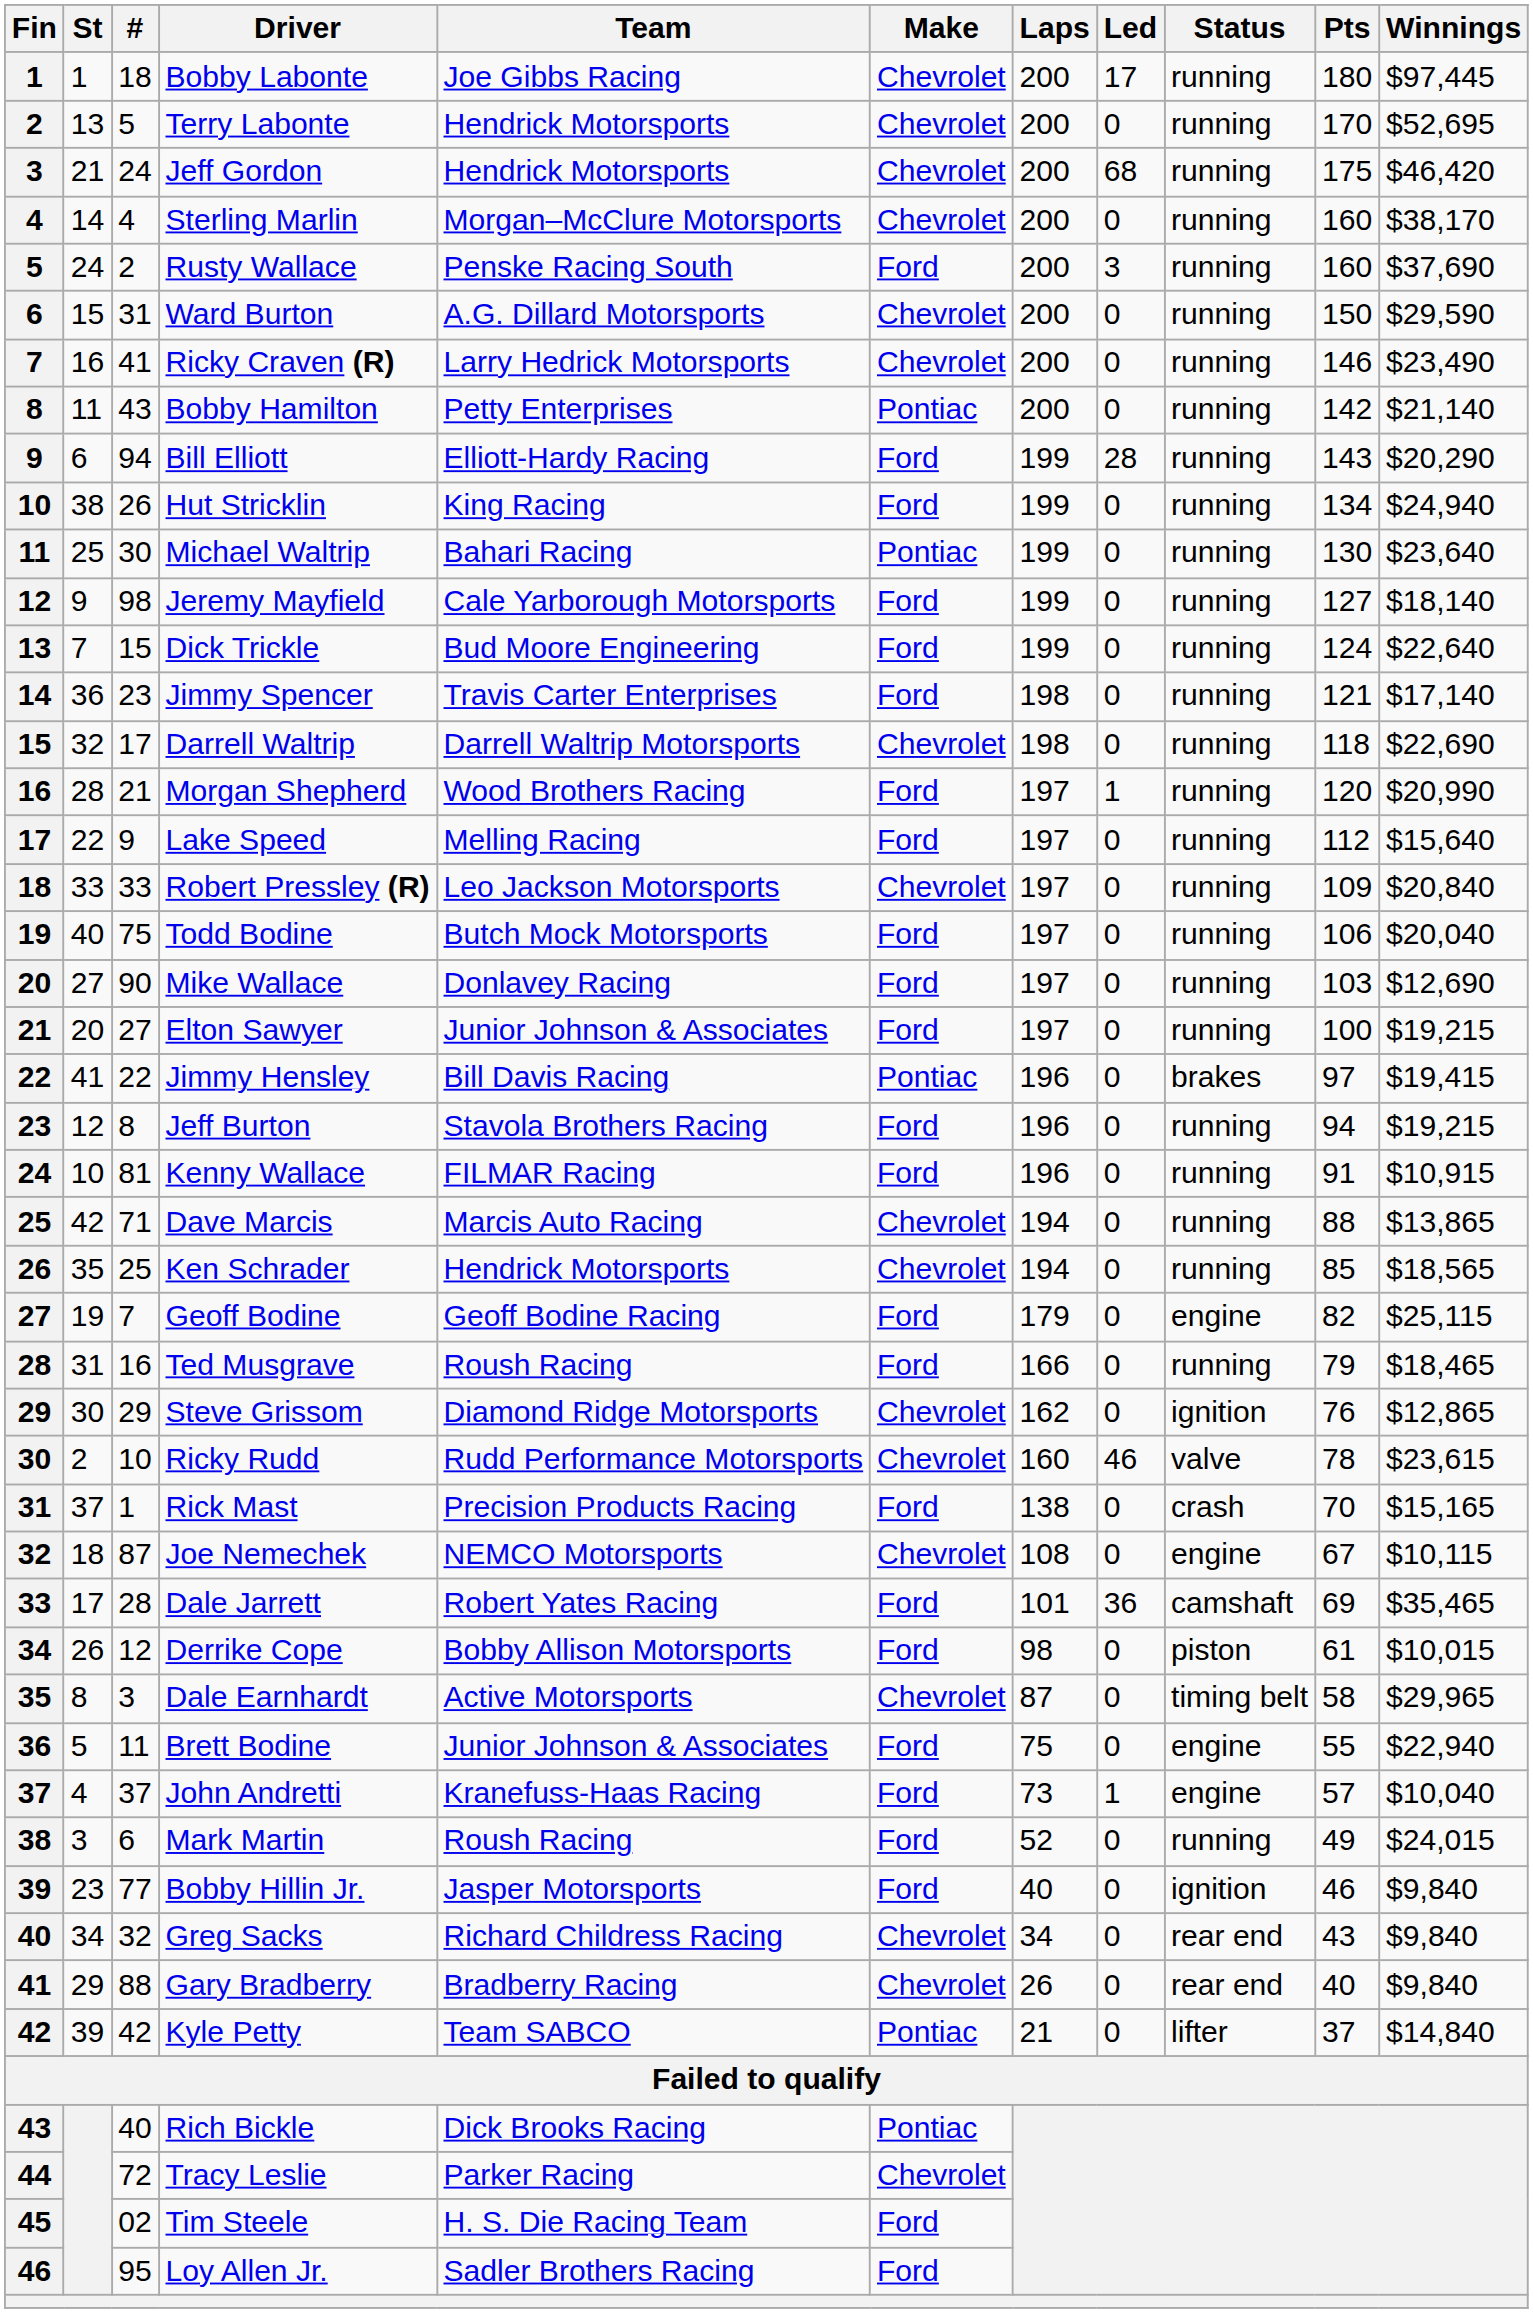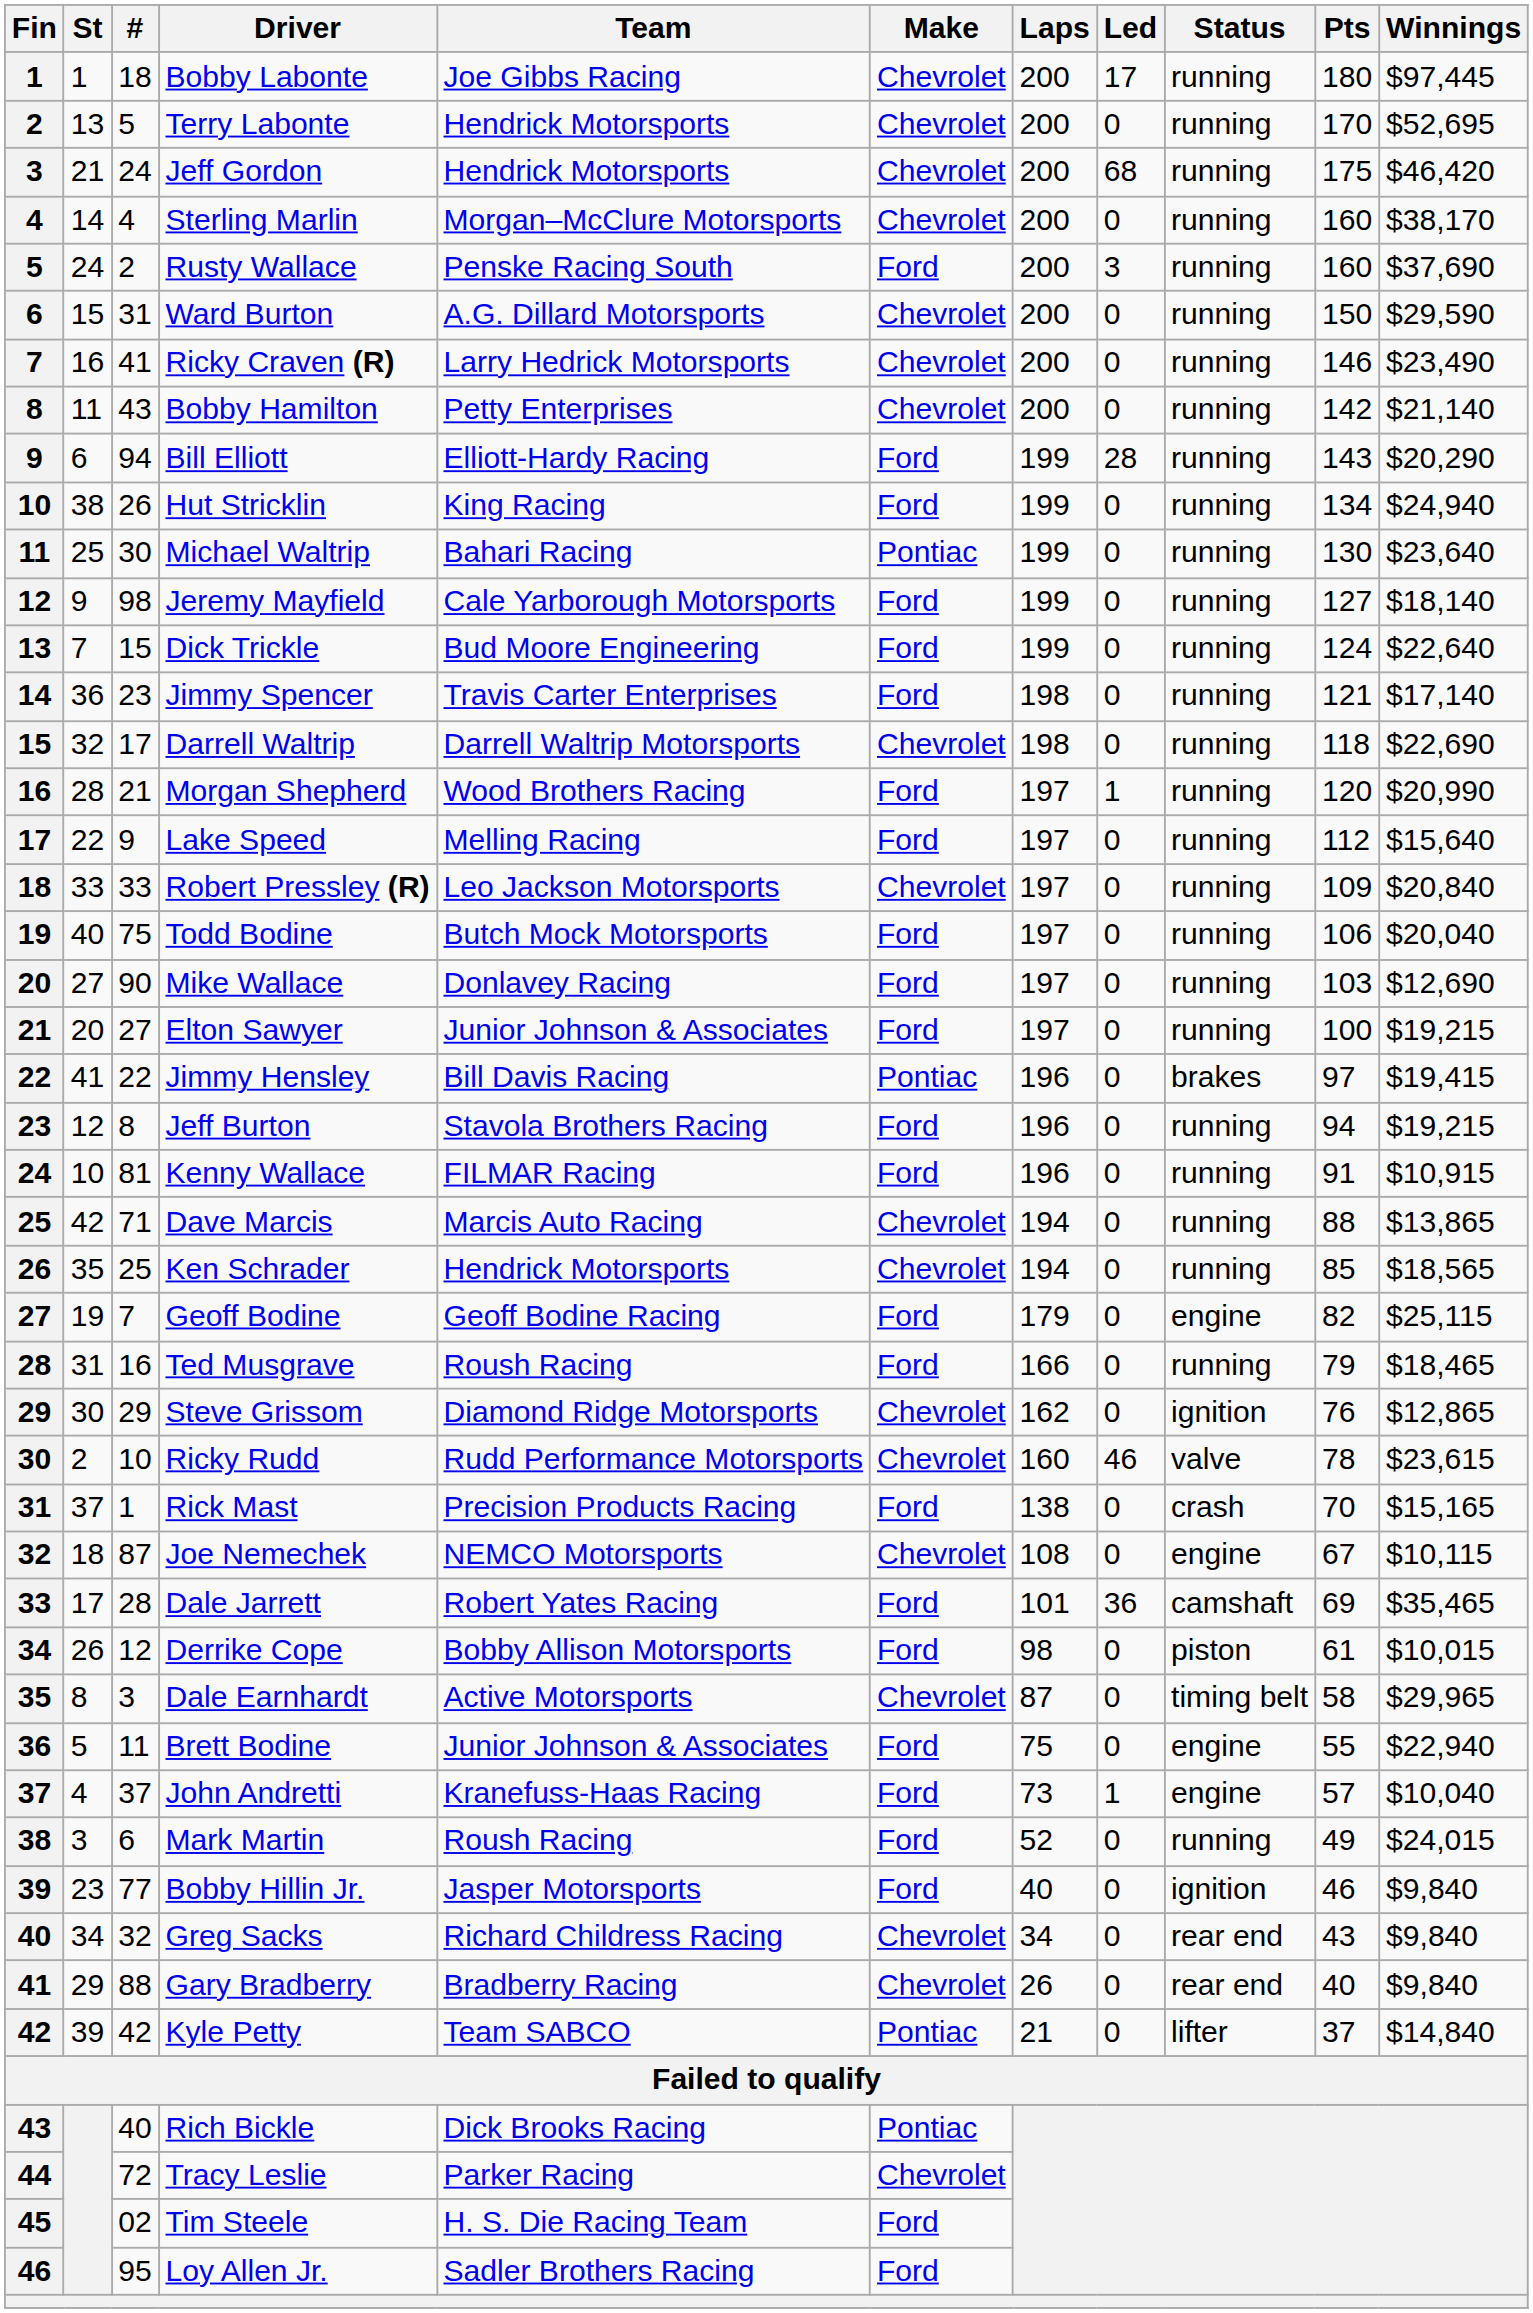(927, 409) Pontiac -> (941, 409) Chevrolet
